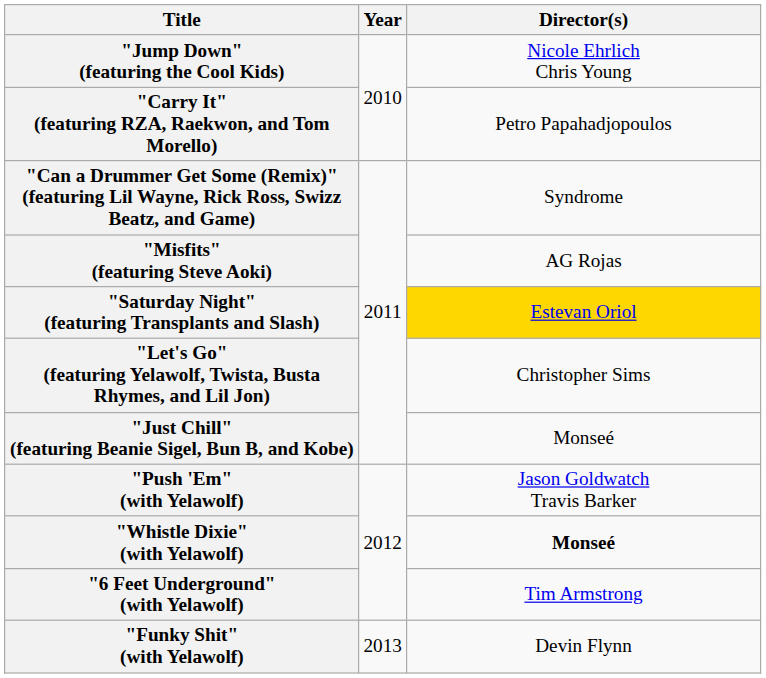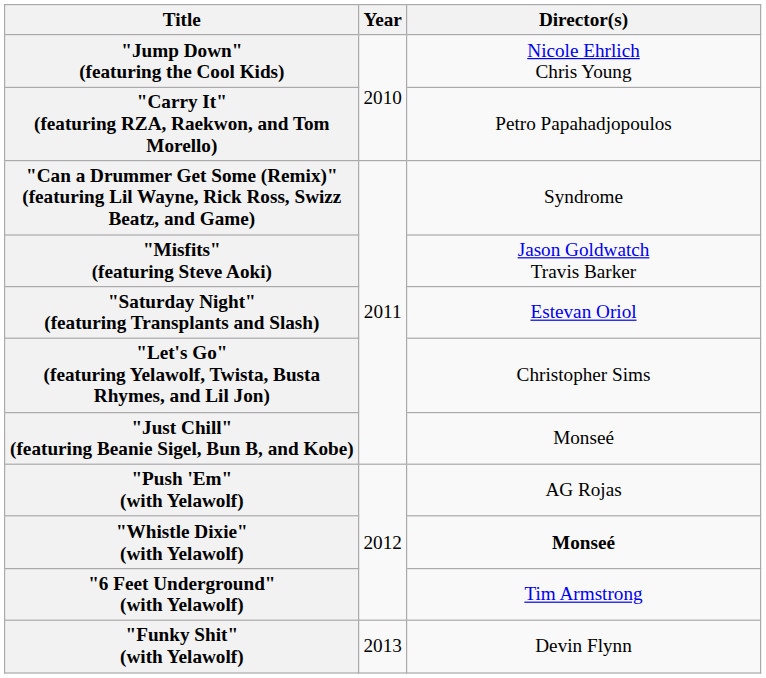(584, 260) AG Rojas -> (584, 260) Jason Goldwatch Travis Barker
(584, 312) gold background -> (584, 312) no background
(584, 490) Jason Goldwatch Travis Barker -> (584, 490) AG Rojas
